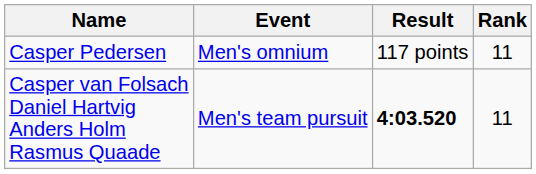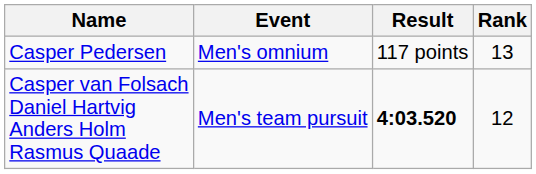(502, 52) 11 -> (502, 52) 13
(502, 118) 11 -> (502, 118) 12
